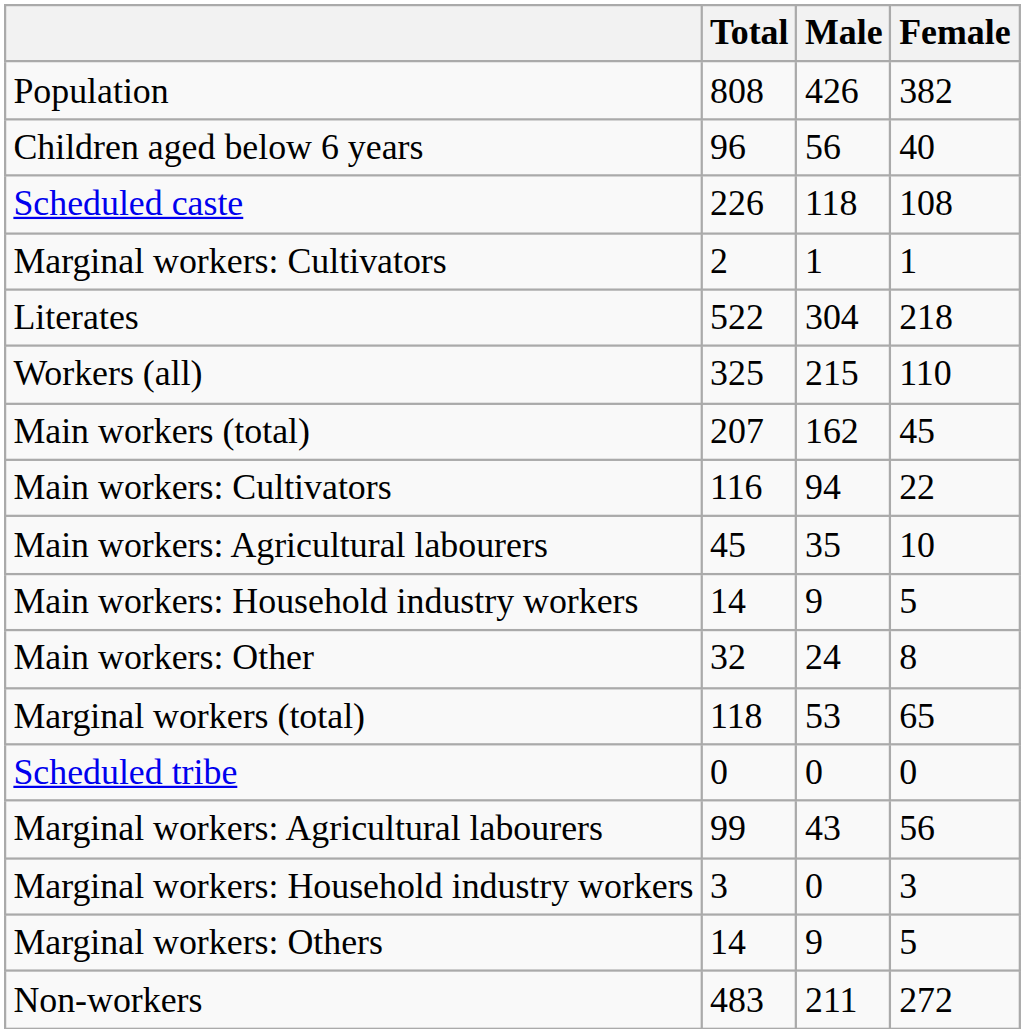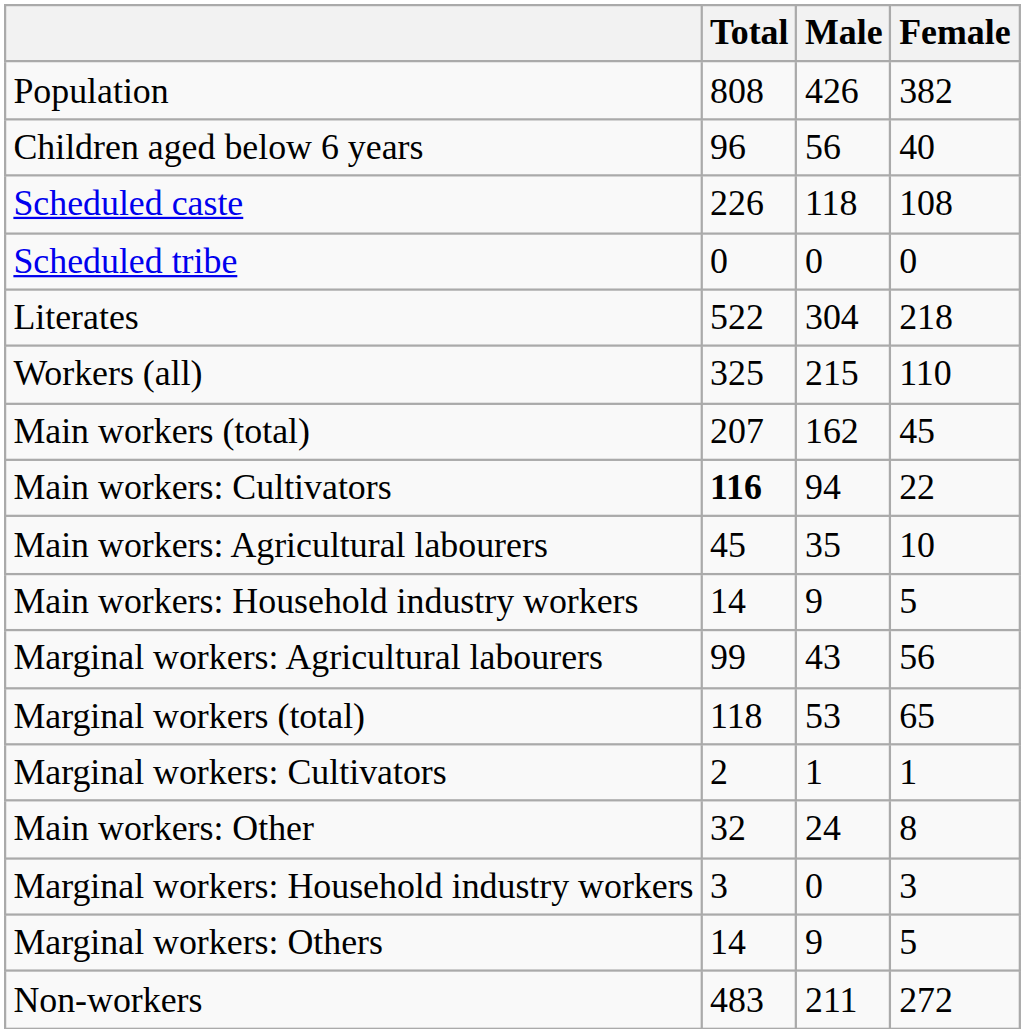rows swapped: (125, 771) <-> (230, 260)
(736, 487) normal -> (736, 487) bold
rows swapped: (164, 658) <-> (308, 828)
